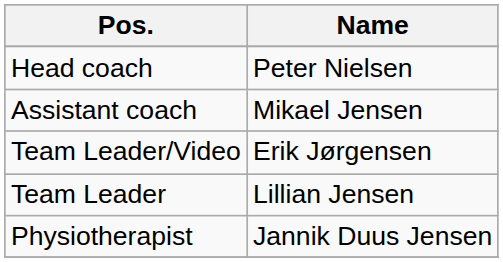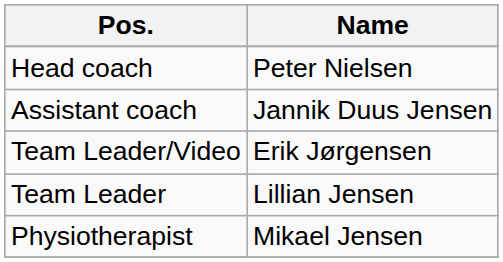(338, 109) Mikael Jensen -> (373, 109) Jannik Duus Jensen
(373, 236) Jannik Duus Jensen -> (338, 236) Mikael Jensen
